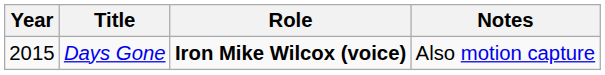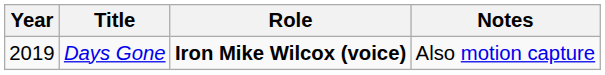(32, 52) 2015 -> (32, 52) 2019
